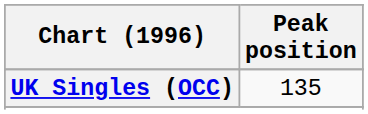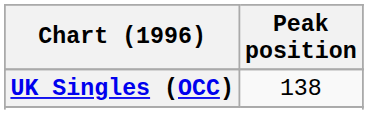(301, 89) 135 -> (301, 89) 138
